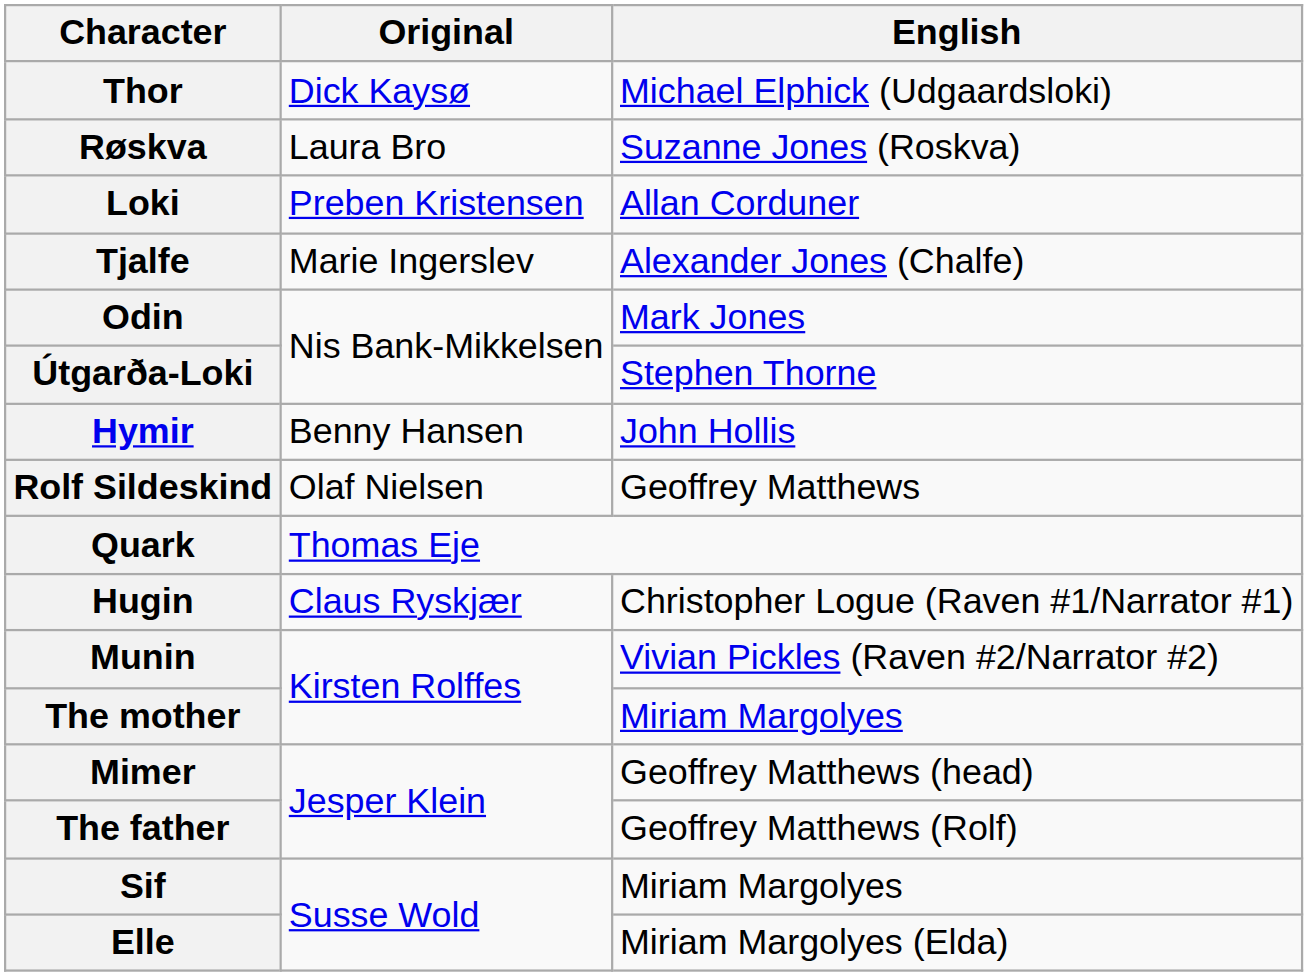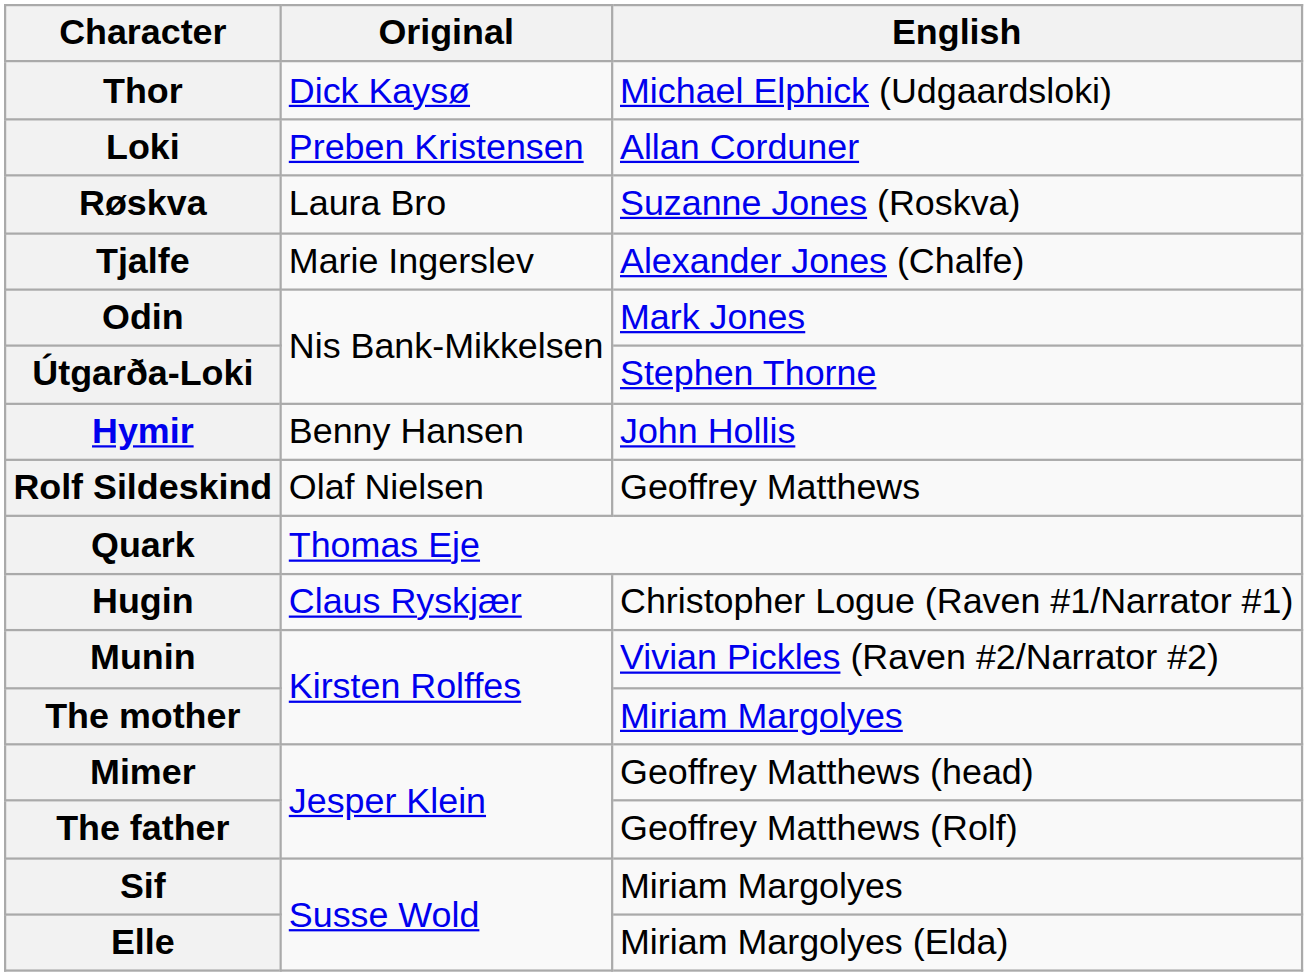rows swapped: (143, 203) <-> (143, 146)
